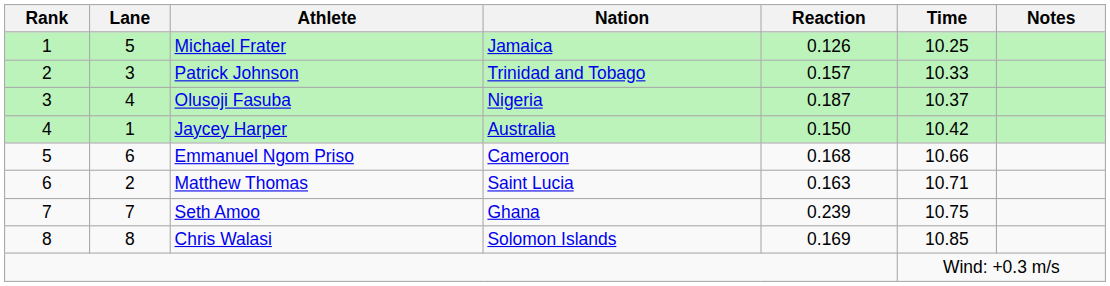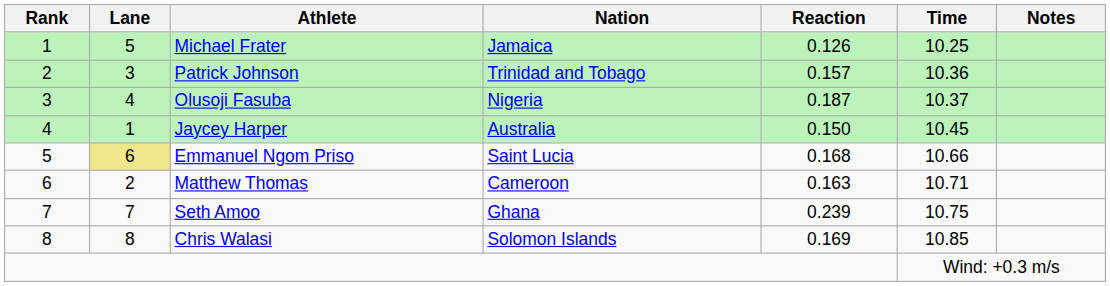(947, 73) 10.33 -> (947, 73) 10.36
(947, 128) 10.42 -> (947, 128) 10.45
(130, 156) no background -> (130, 156) khaki background
(528, 156) Cameroon -> (531, 156) Saint Lucia
(531, 184) Saint Lucia -> (528, 184) Cameroon
